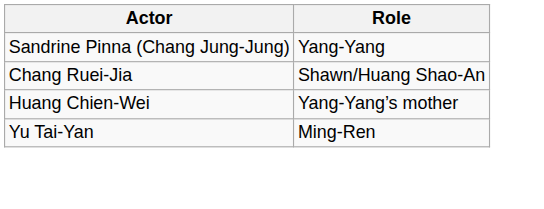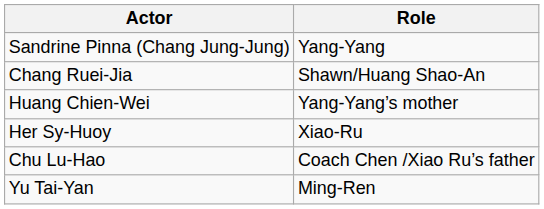+ row: (60, 132)
+ row: (57, 160)
